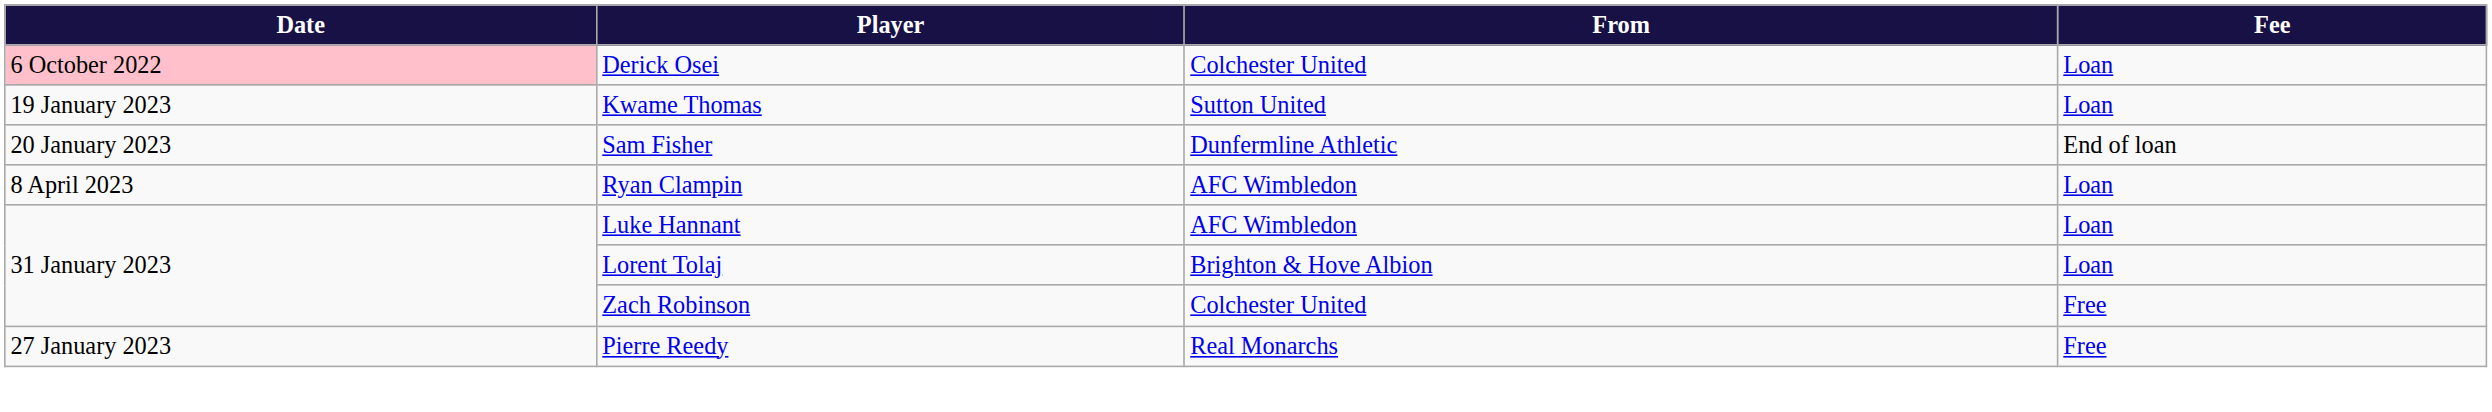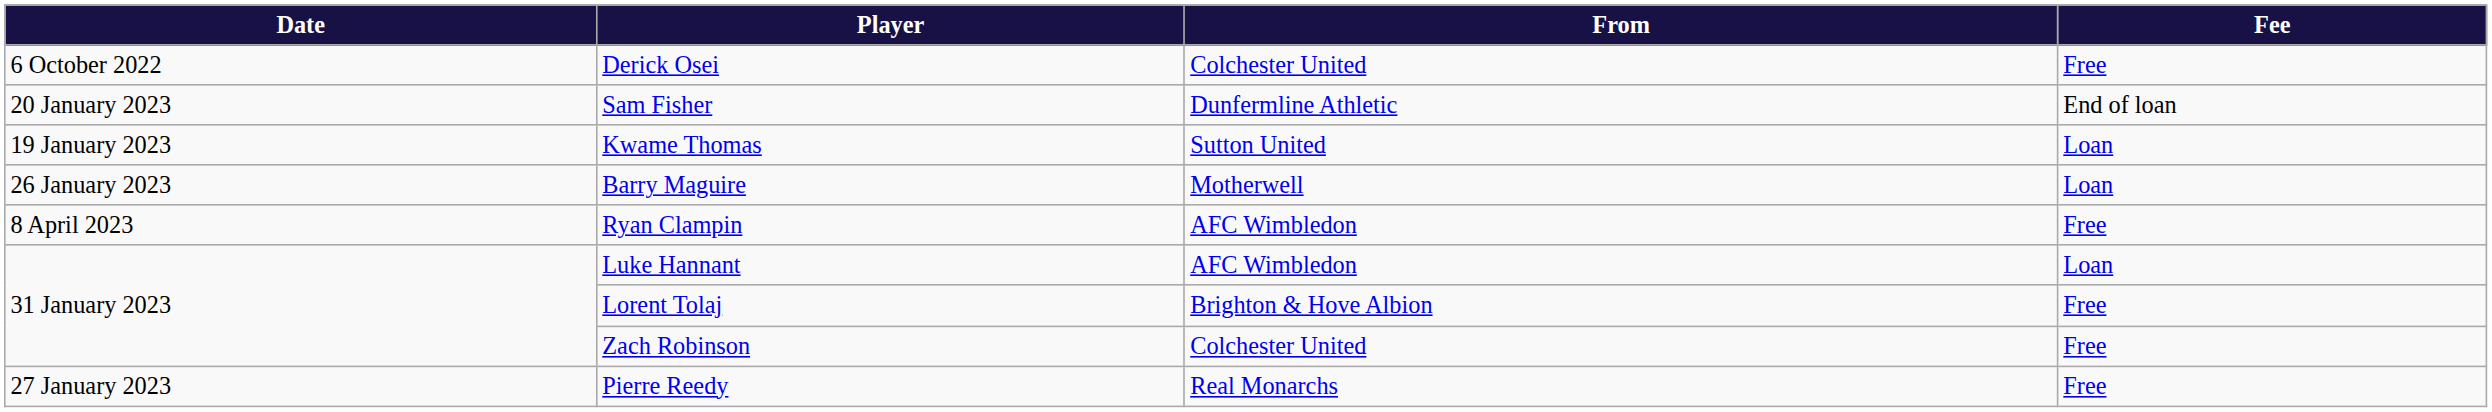(86, 64) pink background -> (86, 64) no background
(2088, 64) Loan -> (2085, 64) Free
rows swapped: (682, 104) <-> (657, 145)
+ row: (674, 185)
(2088, 185) Loan -> (2085, 225) Free
(2088, 265) Loan -> (2085, 305) Free
